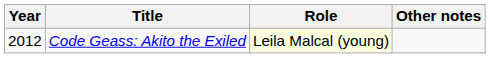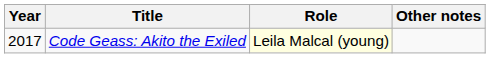(25, 40) 2012 -> (25, 40) 2017
